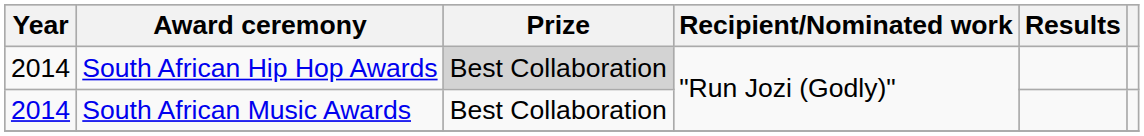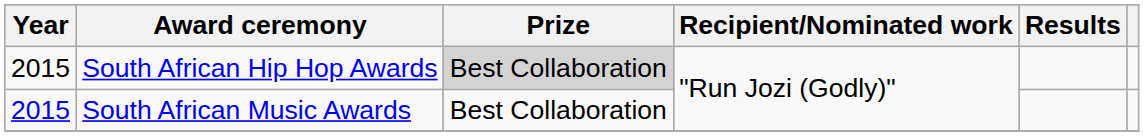(40, 67) 2014 -> (40, 67) 2015
(40, 109) 2014 -> (40, 109) 2015
